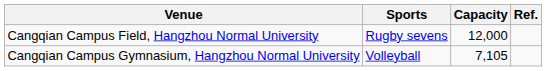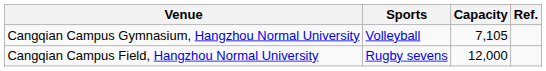rows swapped: (163, 35) <-> (184, 55)
